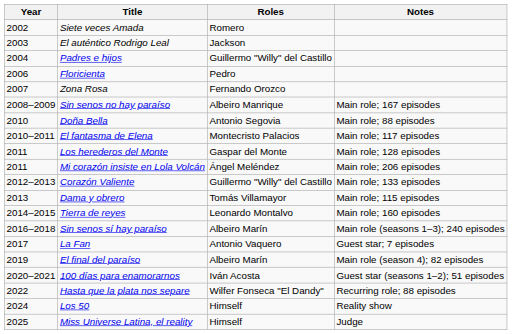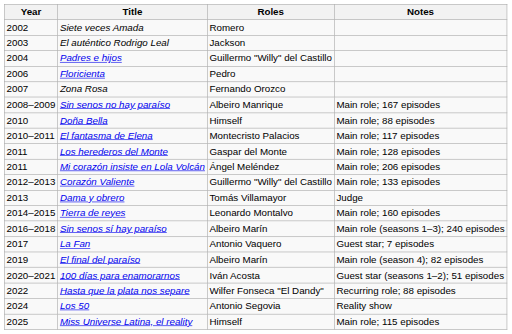(245, 120) Antonio Segovia -> (226, 120) Himself
(388, 197) Main role; 115 episodes -> (350, 197) Judge
(226, 306) Himself -> (245, 306) Antonio Segovia
(350, 321) Judge -> (388, 321) Main role; 115 episodes
